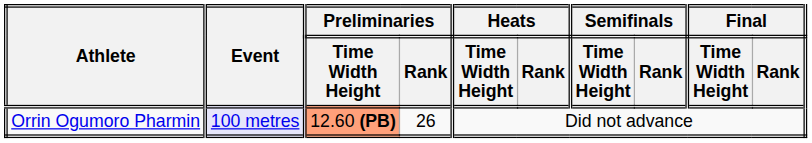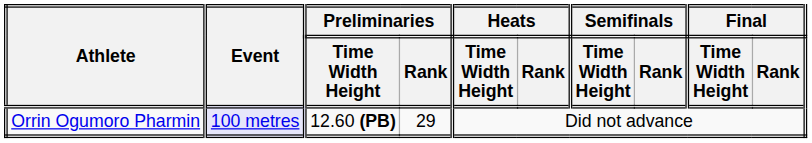(353, 122) lightsalmon background -> (353, 122) no background
(426, 122) 26 -> (426, 122) 29
